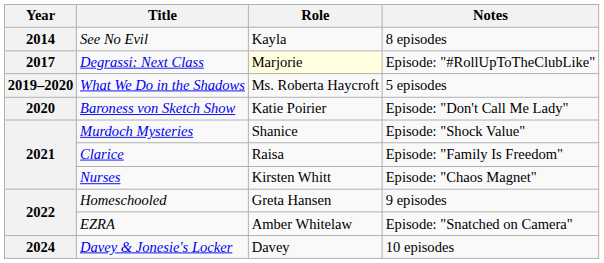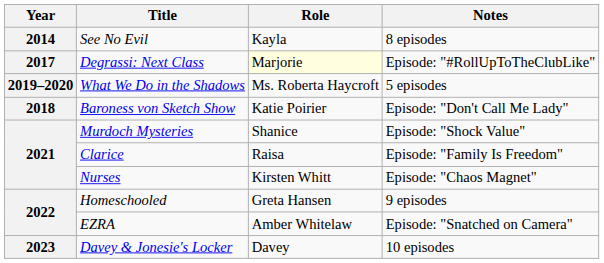(41, 108) 2020 -> (41, 108) 2018
(41, 246) 2024 -> (41, 246) 2023
